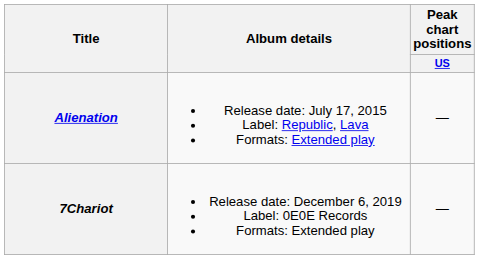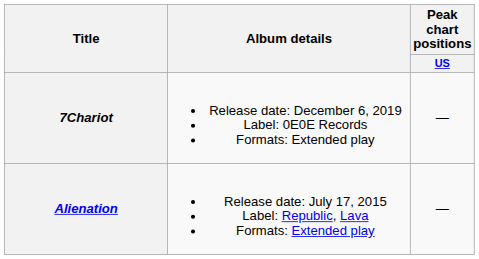rows swapped: (86, 117) <-> (86, 209)
